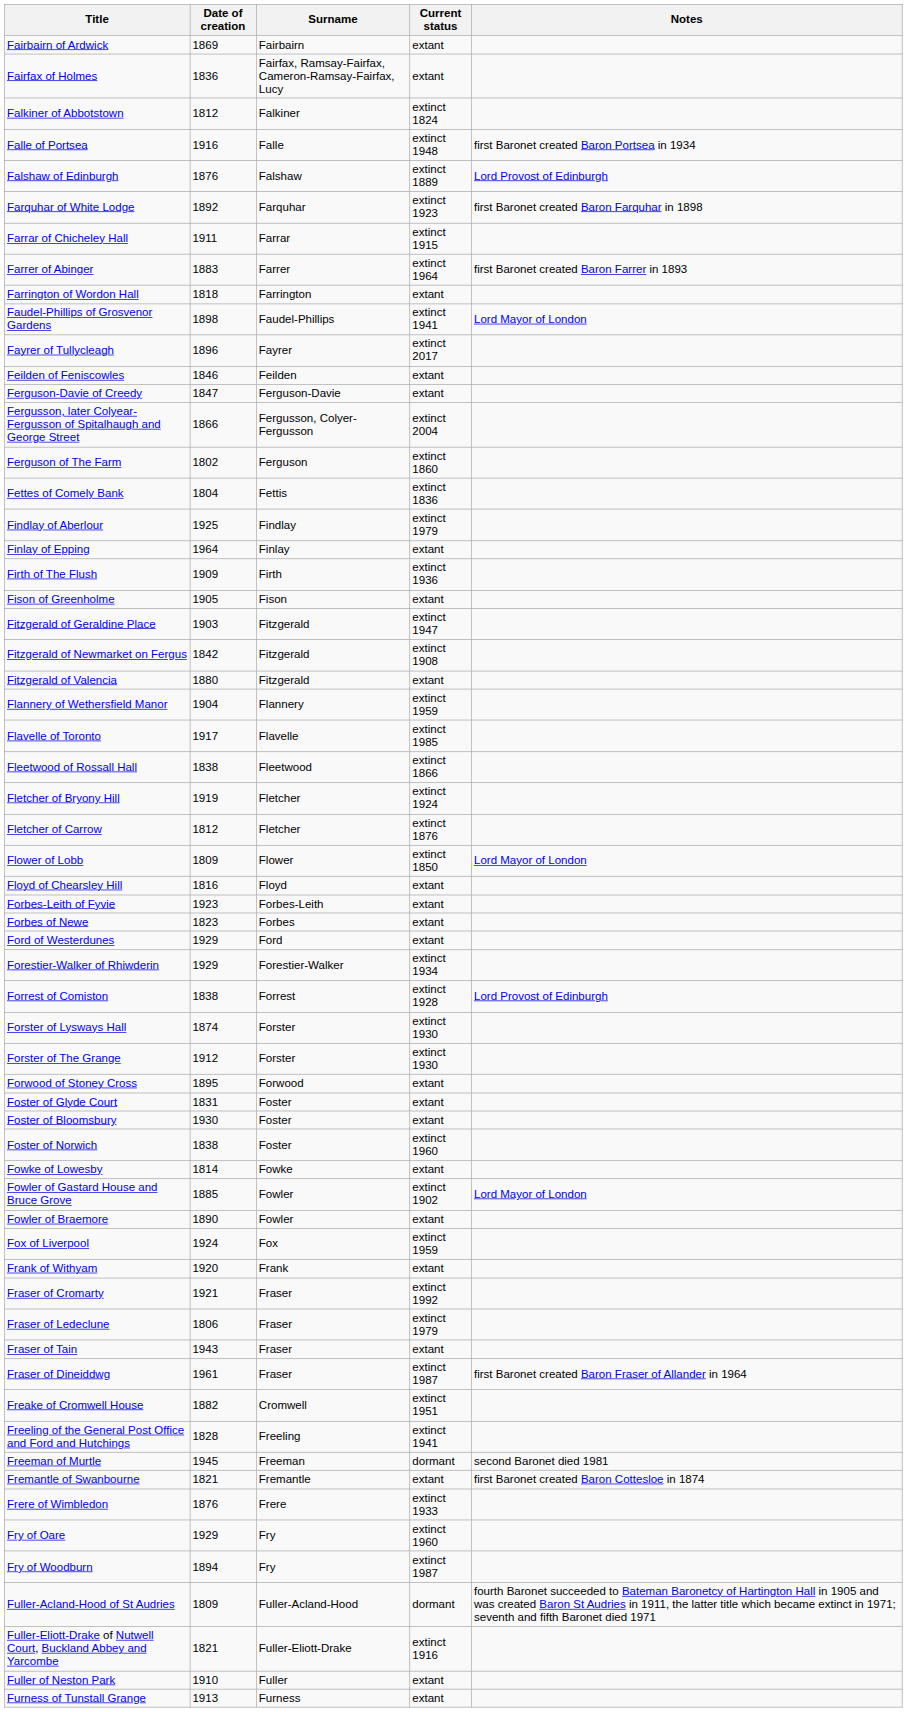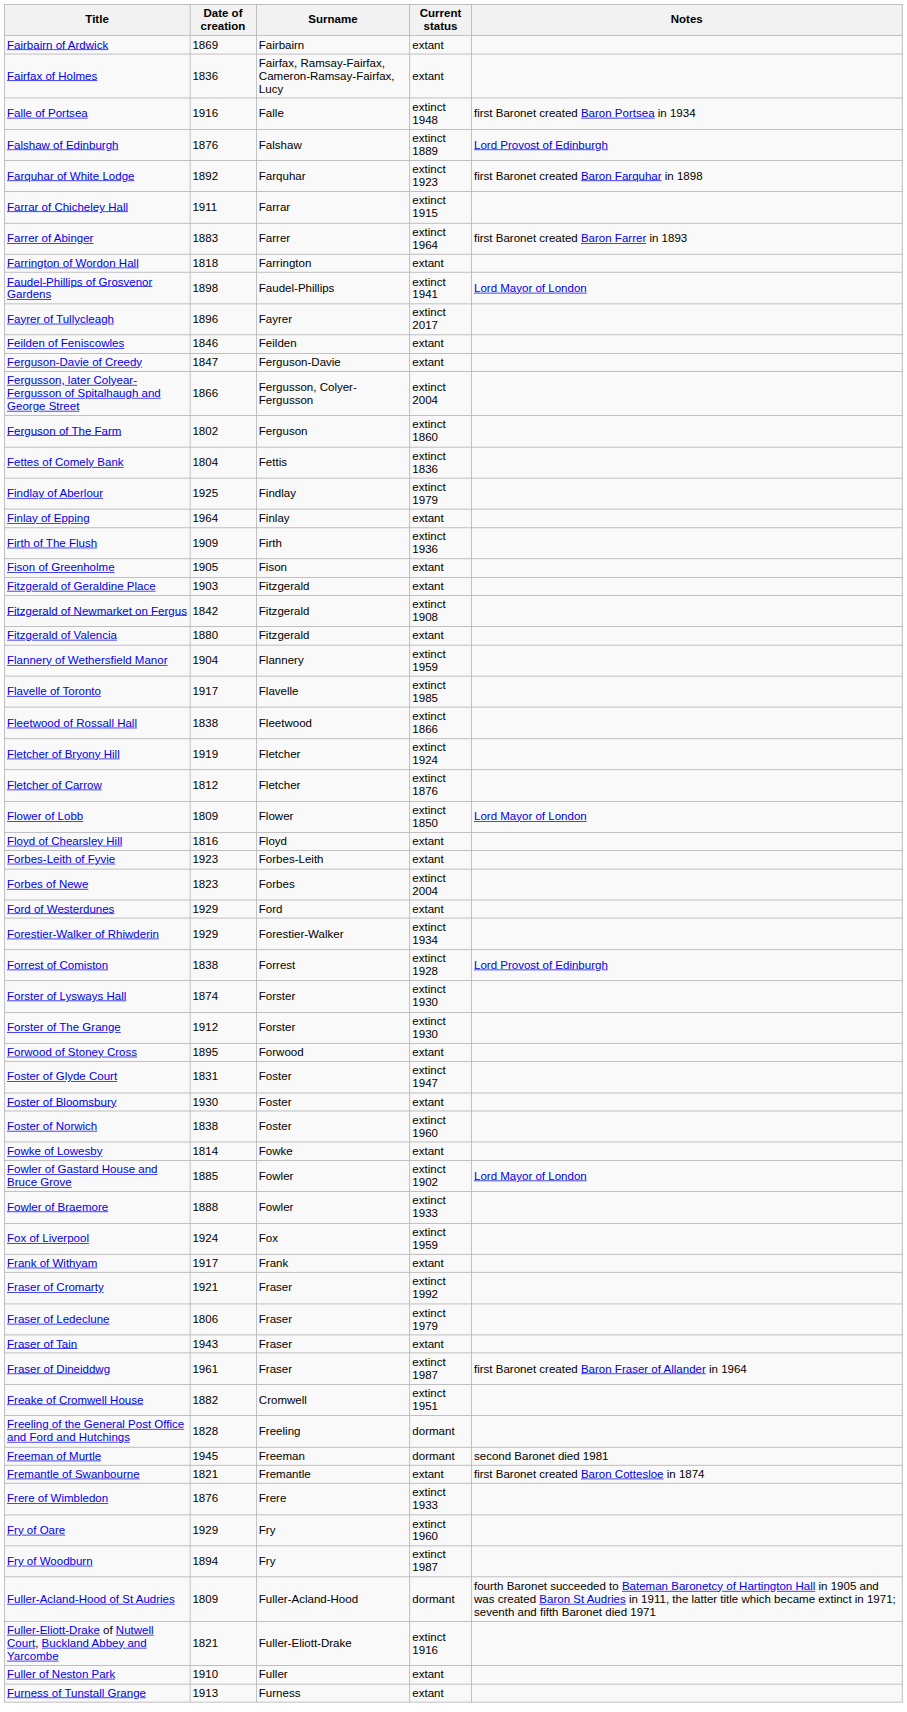- row: (65, 113)
(429, 624) extinct 1947 -> (428, 586) extant
(428, 922) extant -> (429, 884) extinct 2004
(428, 1102) extant -> (429, 1077) extinct 1947
(205, 1219) 1890 -> (205, 1207) 1888
(428, 1219) extant -> (429, 1207) extinct 1933
(205, 1268) 1920 -> (205, 1263) 1917
(429, 1436) extinct 1941 -> (433, 1431) dormant
